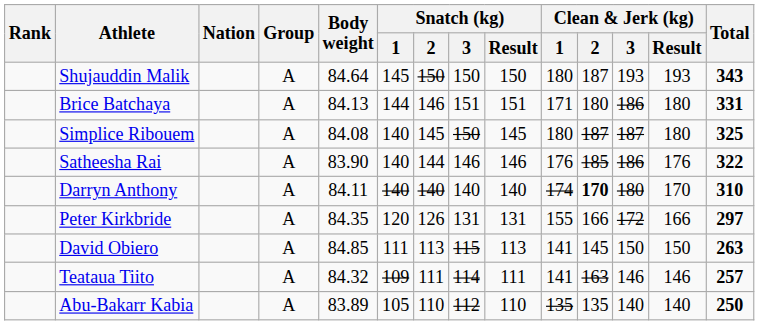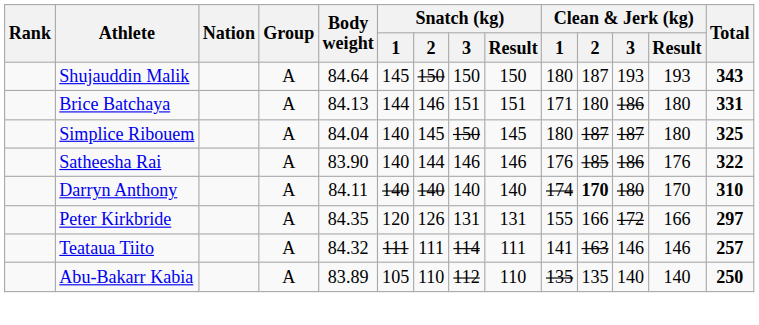(348, 133) 84.08 -> (348, 133) 84.04
- row: (109, 248)
(396, 276) 109 -> (396, 248) 111
